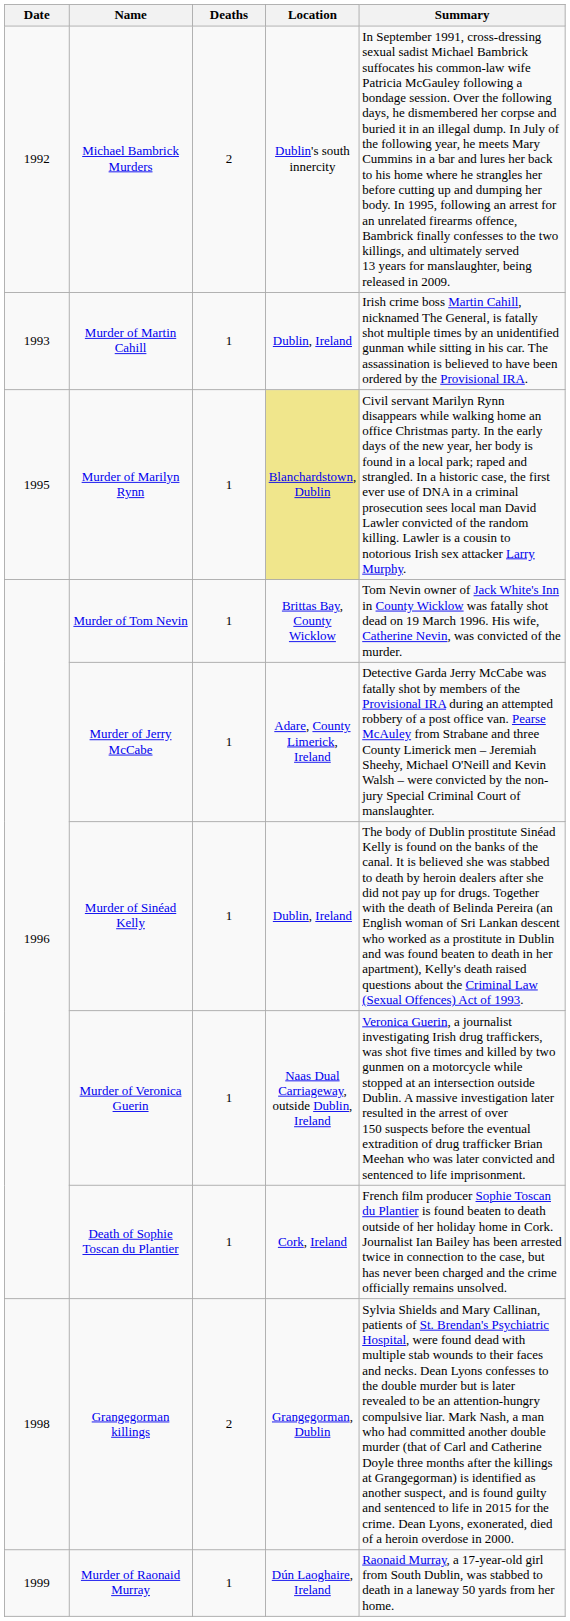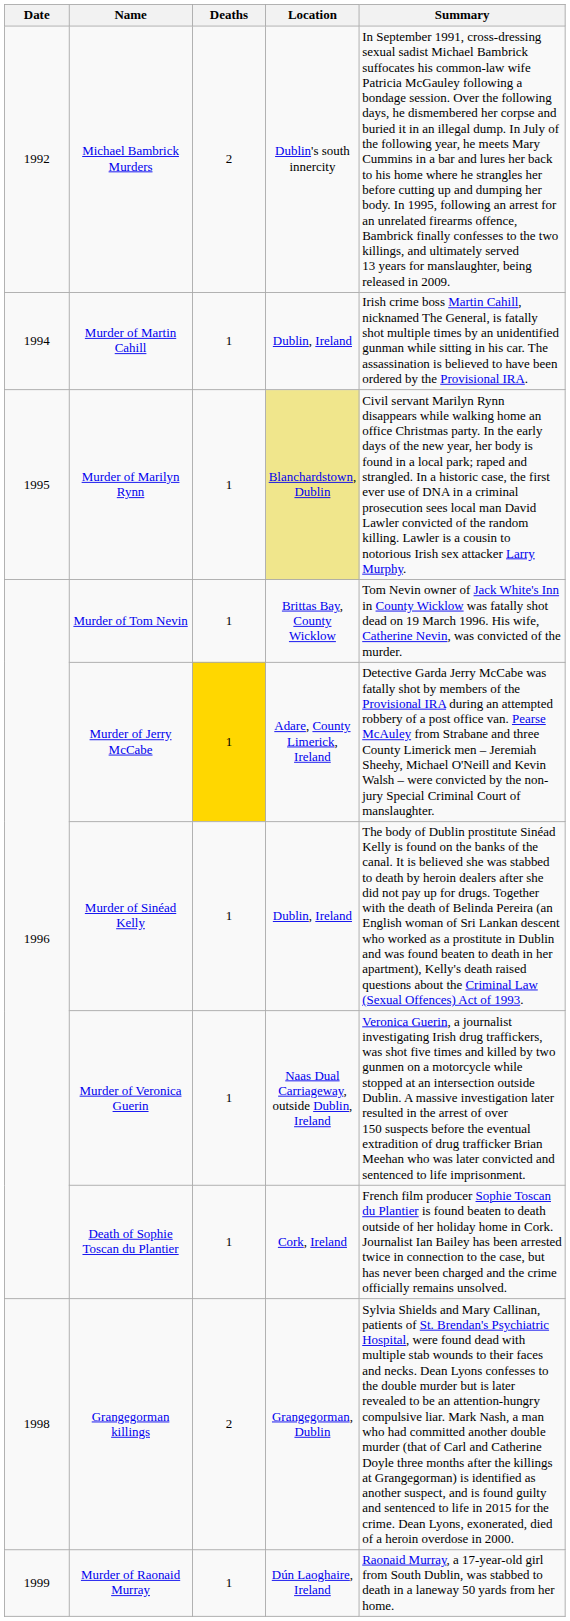(37, 341) 1993 -> (37, 341) 1994
(229, 742) no background -> (229, 742) gold background
